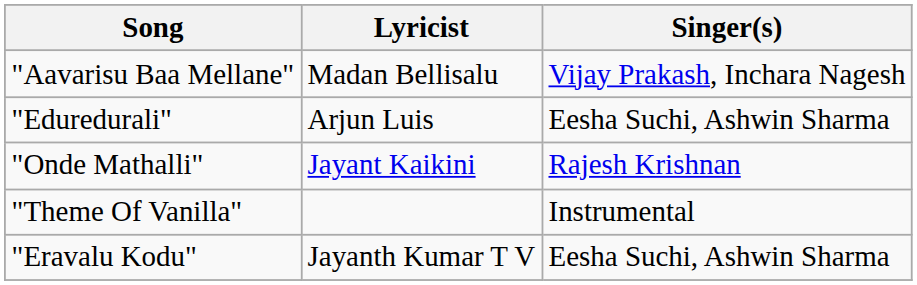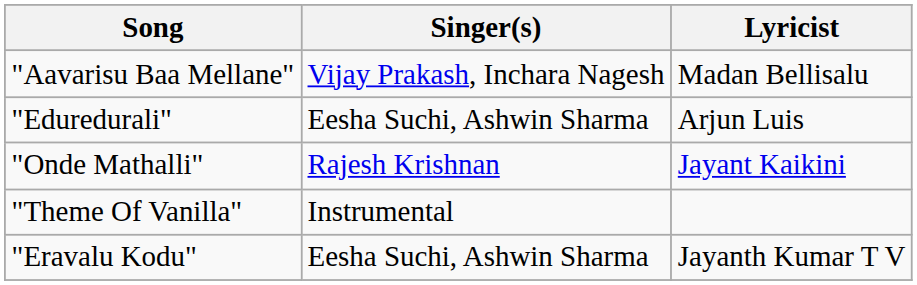columns swapped: (421, 27) <-> (727, 27)
